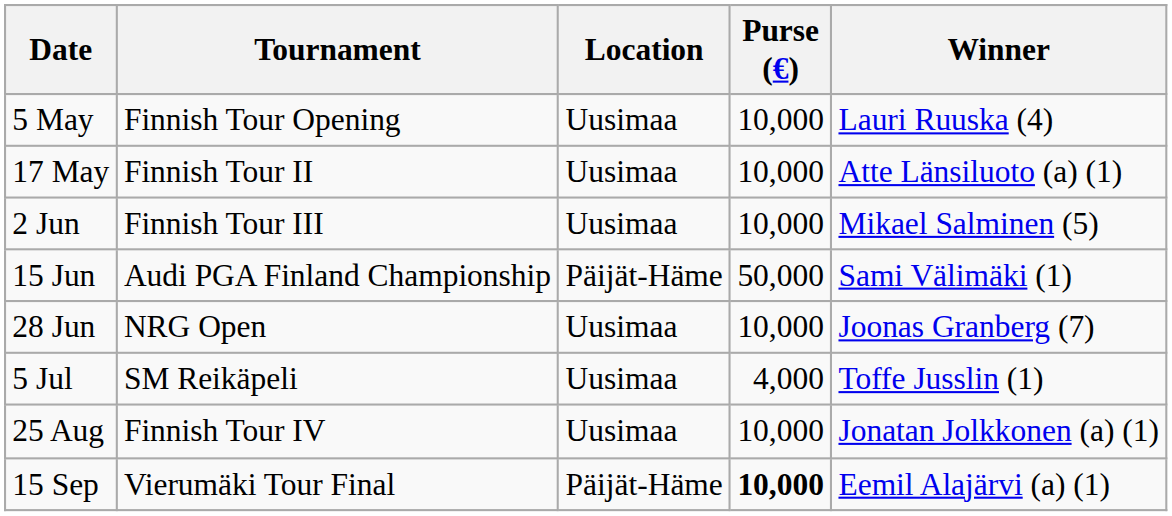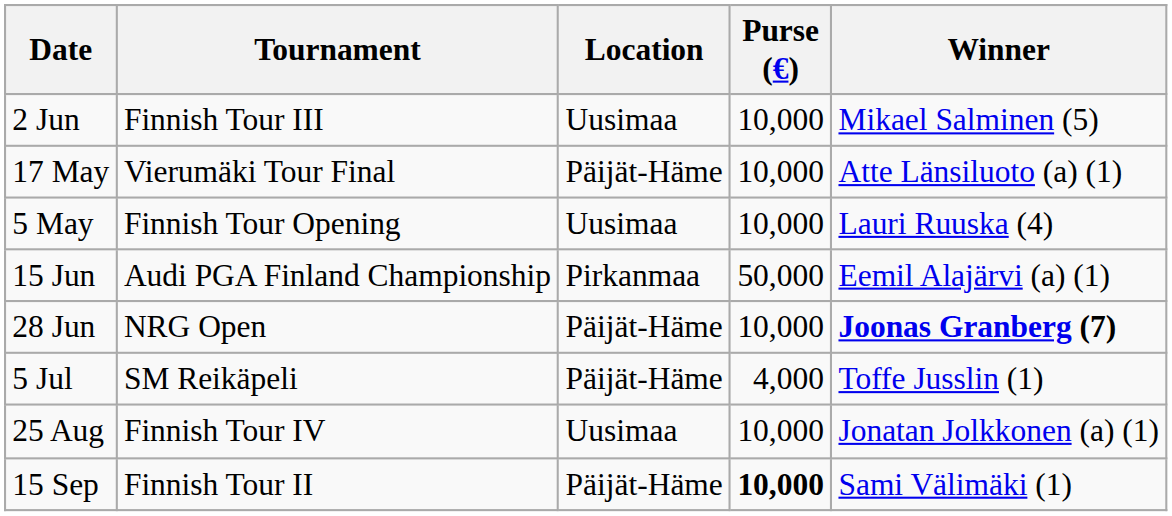rows swapped: (53, 119) <-> (46, 223)
(219, 171) Finnish Tour II -> (260, 171) Vierumäki Tour Final
(622, 171) Uusimaa -> (644, 171) Päijät-Häme
(644, 275) Päijät-Häme -> (633, 275) Pirkanmaa
(955, 275) Sami Välimäki (1) -> (974, 275) Eemil Alajärvi (a) (1)
(622, 327) Uusimaa -> (644, 327) Päijät-Häme
(967, 327) normal -> (977, 327) bold
(622, 379) Uusimaa -> (644, 379) Päijät-Häme
(260, 482) Vierumäki Tour Final -> (219, 482) Finnish Tour II
(974, 482) Eemil Alajärvi (a) (1) -> (955, 482) Sami Välimäki (1)
